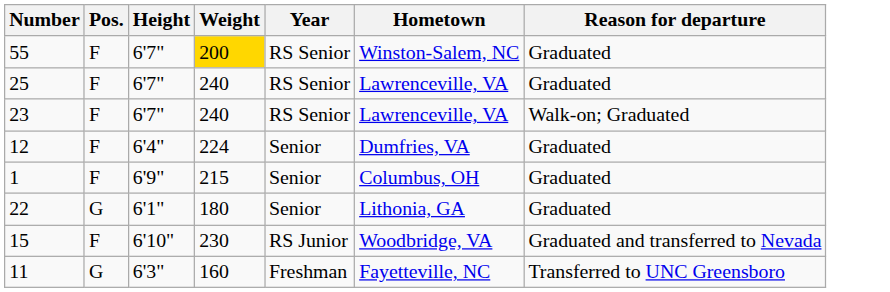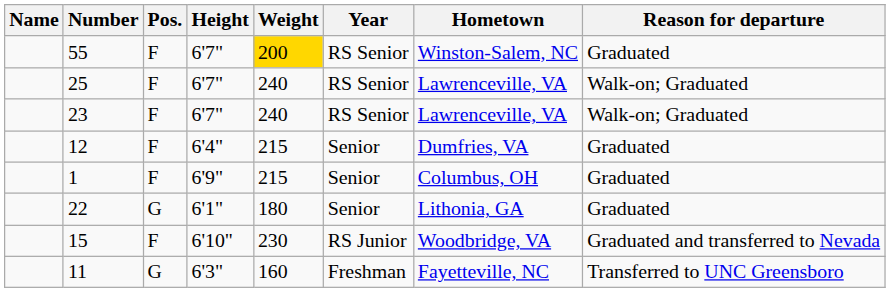+ column: (34, 20)
(570, 83) Graduated -> (668, 83) Walk-on; Graduated
(214, 146) 224 -> (273, 146) 215
